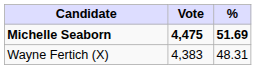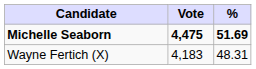(187, 54) 4,383 -> (187, 54) 4,183
